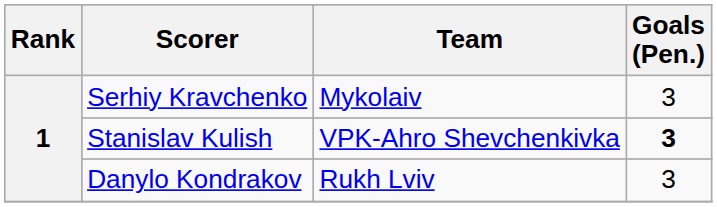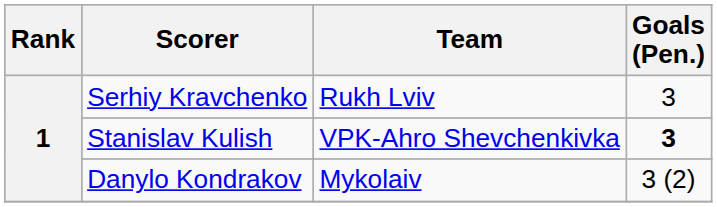(371, 96) Mykolaiv -> (377, 96) Rukh Lviv
(377, 179) Rukh Lviv -> (371, 179) Mykolaiv
(668, 179) 3 -> (668, 179) 3 (2)
